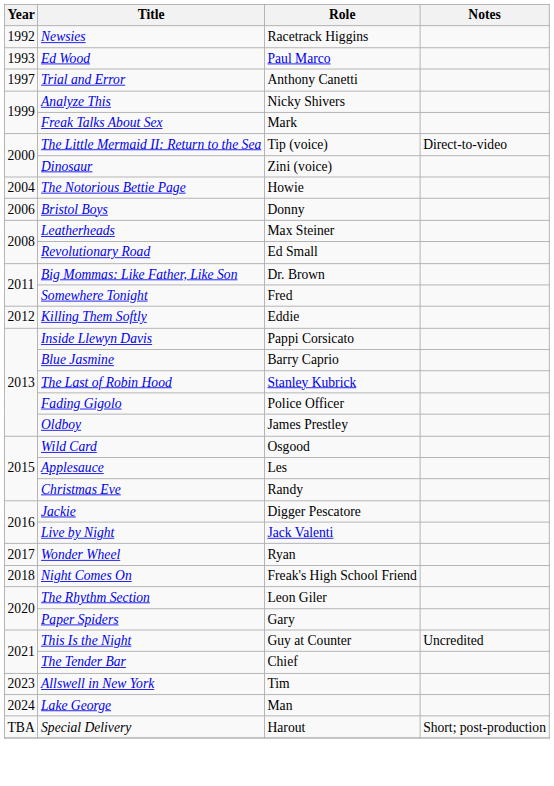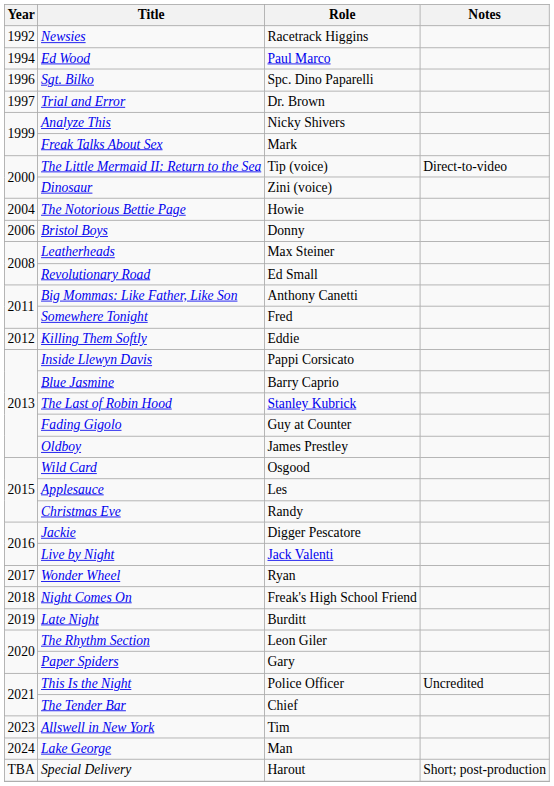(21, 58) 1993 -> (21, 58) 1994
+ row: (67, 79)
(313, 79) Anthony Canetti -> (296, 101) Dr. Brown
(296, 274) Dr. Brown -> (313, 295) Anthony Canetti
(306, 403) Police Officer -> (309, 425) Guy at Counter
+ row: (70, 619)
(309, 640) Guy at Counter -> (306, 683) Police Officer
